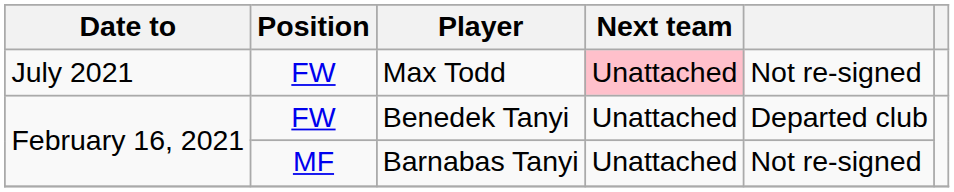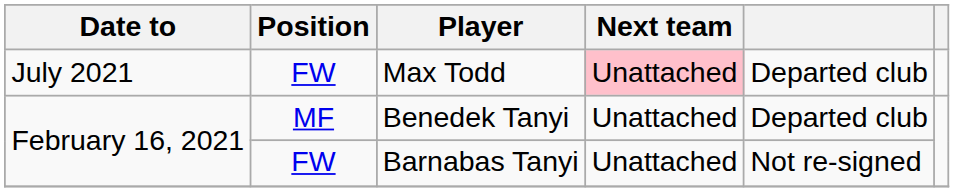(836, 72) Not re-signed -> (839, 72) Departed club
(313, 117) FW -> (313, 117) MF
(313, 162) MF -> (313, 162) FW
